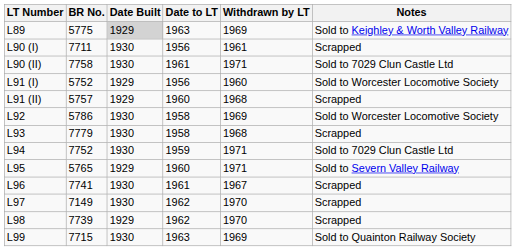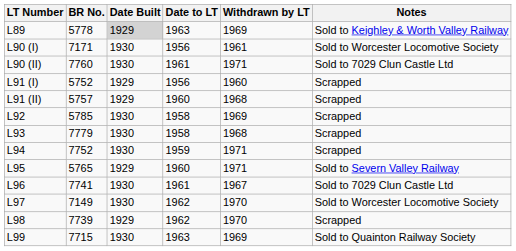(81, 30) 5775 -> (81, 30) 5778
(80, 47) 7711 -> (81, 47) 7171
(338, 47) Scrapped -> (407, 47) Sold to Worcester Locomotive Society
(81, 64) 7758 -> (81, 64) 7760
(407, 82) Sold to Worcester Locomotive Society -> (338, 82) Scrapped
(81, 116) 5786 -> (81, 116) 5785
(407, 116) Sold to Worcester Locomotive Society -> (338, 116) Scrapped
(384, 151) Sold to 7029 Clun Castle Ltd -> (338, 151) Scrapped
(338, 185) Scrapped -> (384, 185) Sold to 7029 Clun Castle Ltd
(338, 202) Scrapped -> (407, 202) Sold to Worcester Locomotive Society
